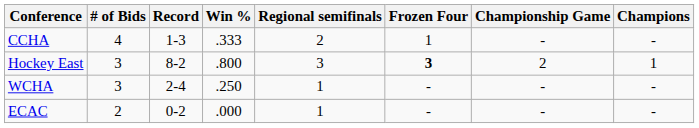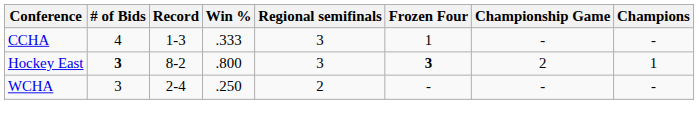(320, 39) 2 -> (320, 39) 3
(118, 63) normal -> (118, 63) bold
(320, 87) 1 -> (320, 87) 2
- row: (28, 110)
